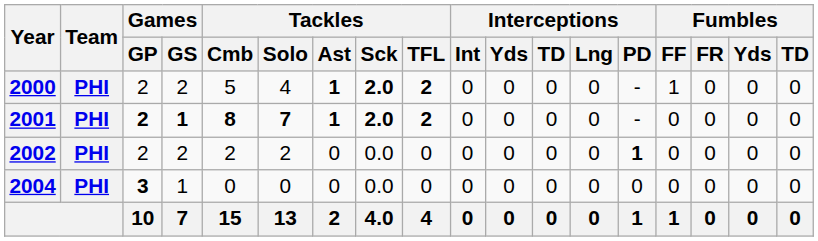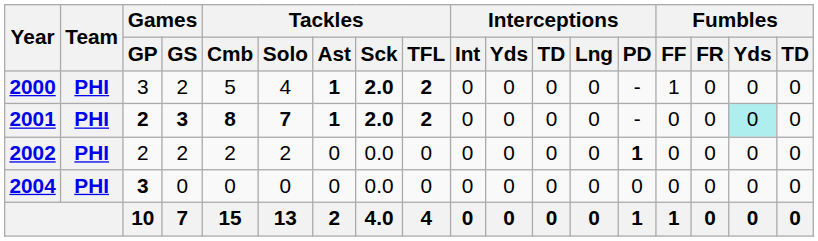(143, 86) 2 -> (143, 86) 3
(182, 119) 1 -> (182, 119) 3
(753, 119) no background -> (753, 119) paleturquoise background
(182, 185) 1 -> (182, 185) 0
